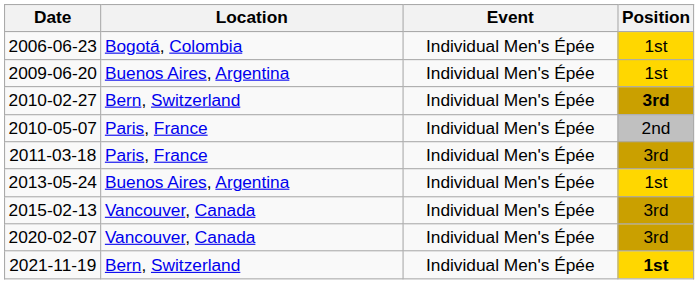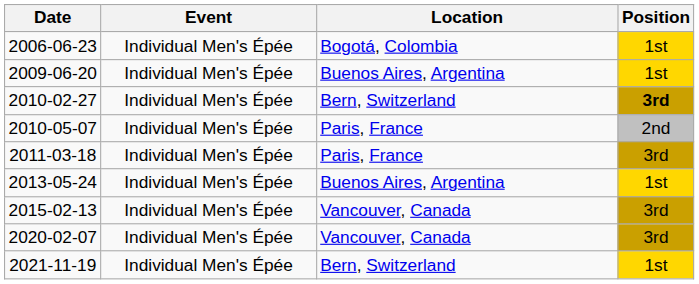columns swapped: (252, 18) <-> (510, 18)
(656, 264) bold -> (656, 264) normal
